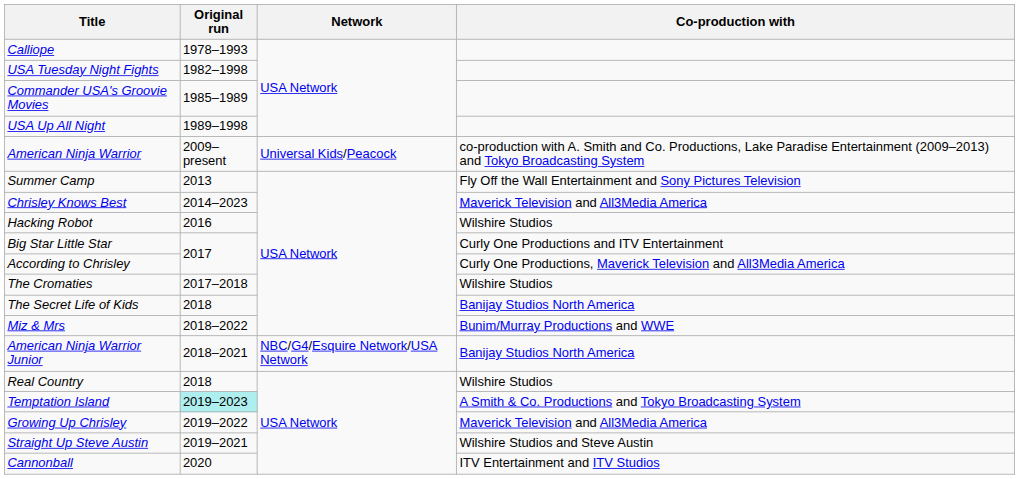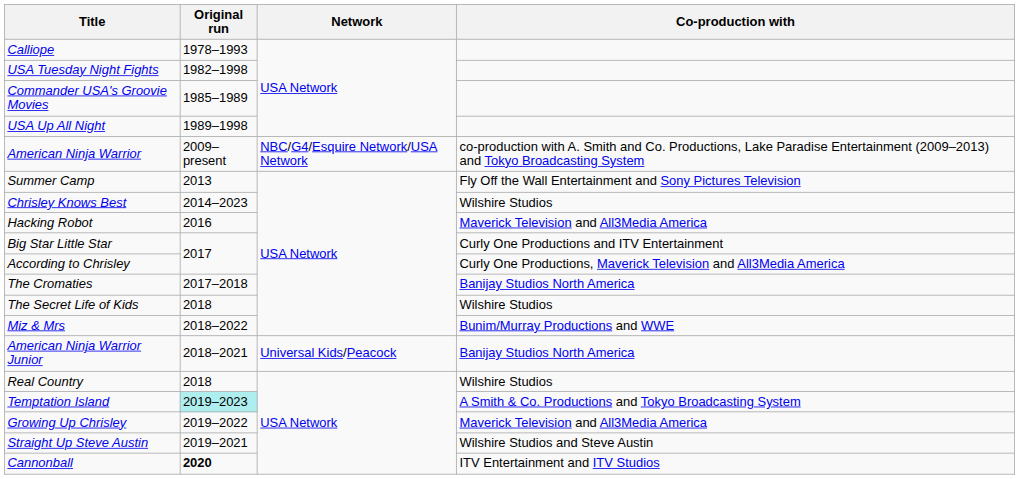(328, 153) Universal Kids/Peacock -> (349, 153) NBC/G4/Esquire Network/USA Network
(583, 202) Maverick Television and All3Media America -> (506, 202) Wilshire Studios
(506, 222) Wilshire Studios -> (583, 222) Maverick Television and All3Media America
(506, 284) Wilshire Studios -> (547, 284) Banijay Studios North America
(547, 305) Banijay Studios North America -> (506, 305) Wilshire Studios
(349, 353) NBC/G4/Esquire Network/USA Network -> (328, 353) Universal Kids/Peacock
(197, 463) normal -> (197, 463) bold
